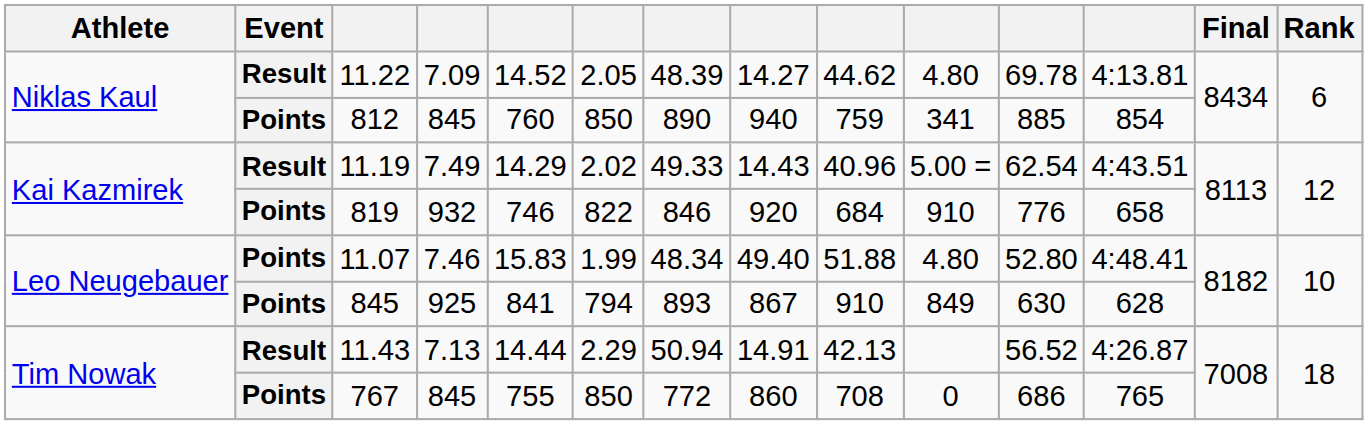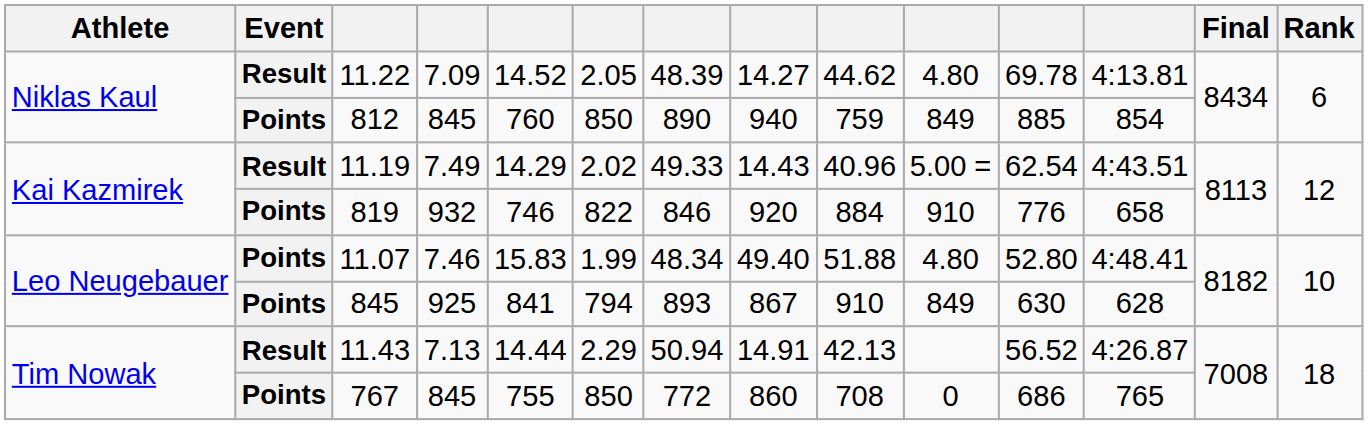(951, 120) 341 -> (951, 120) 849
(860, 212) 684 -> (860, 212) 884
